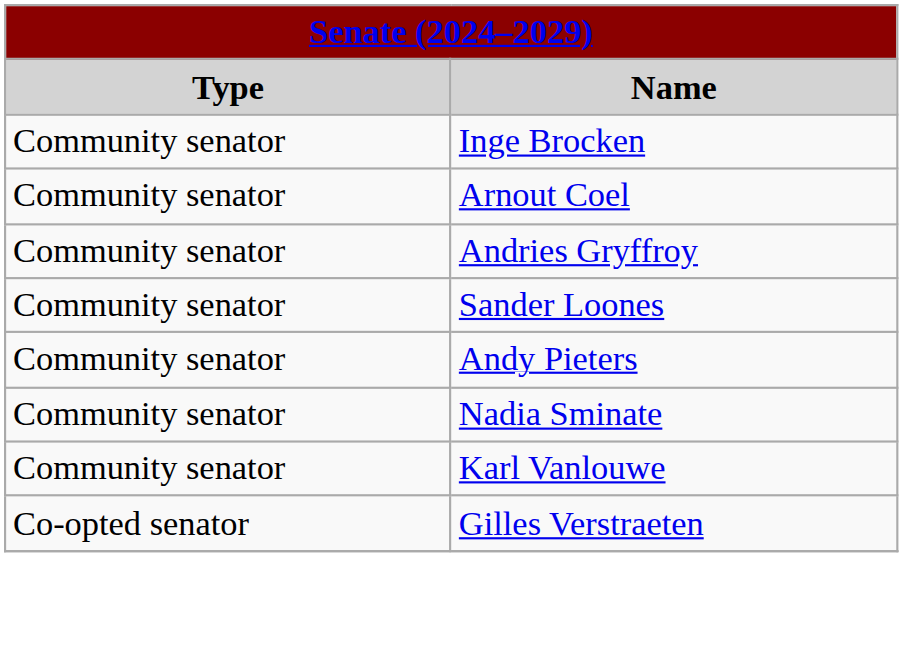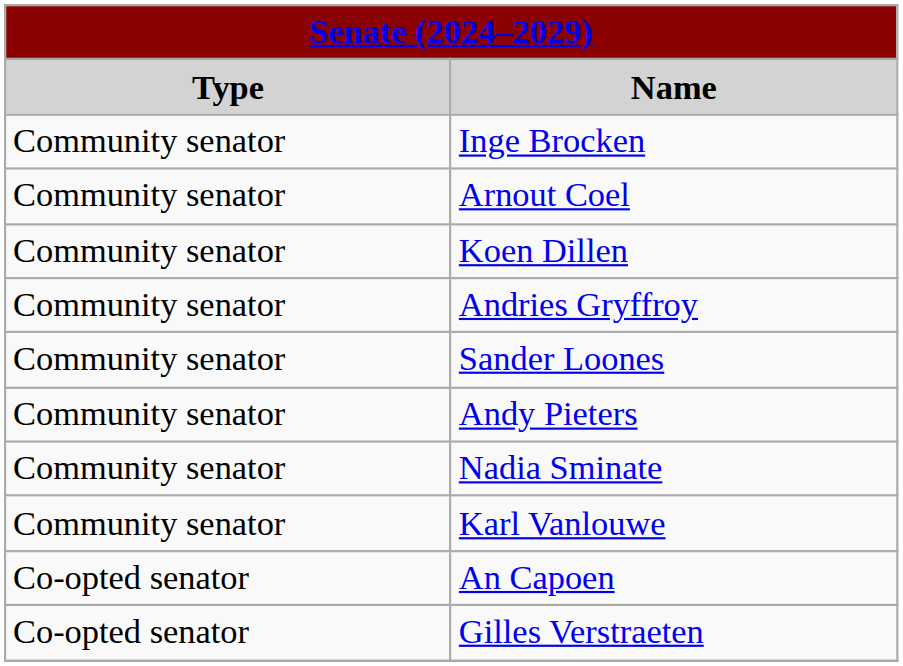+ row: (543, 250)
+ row: (537, 577)
